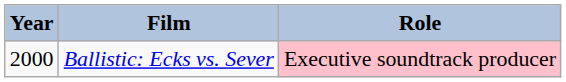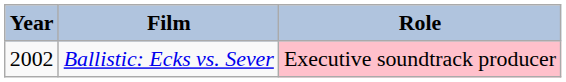(32, 58) 2000 -> (32, 58) 2002
